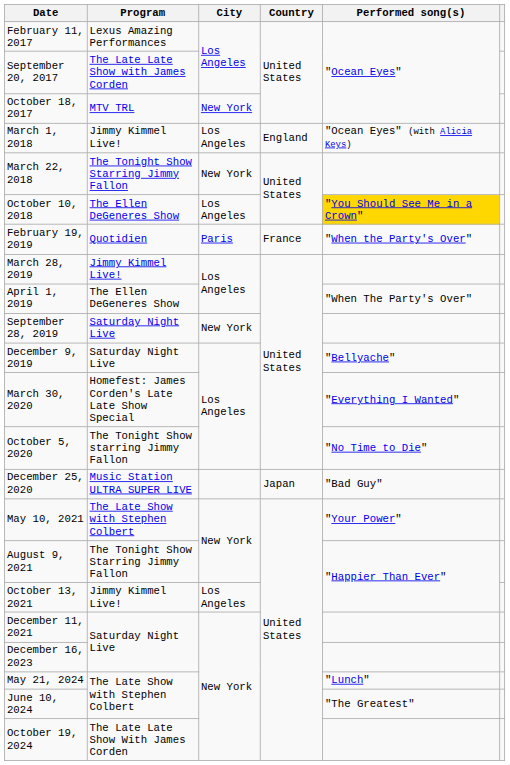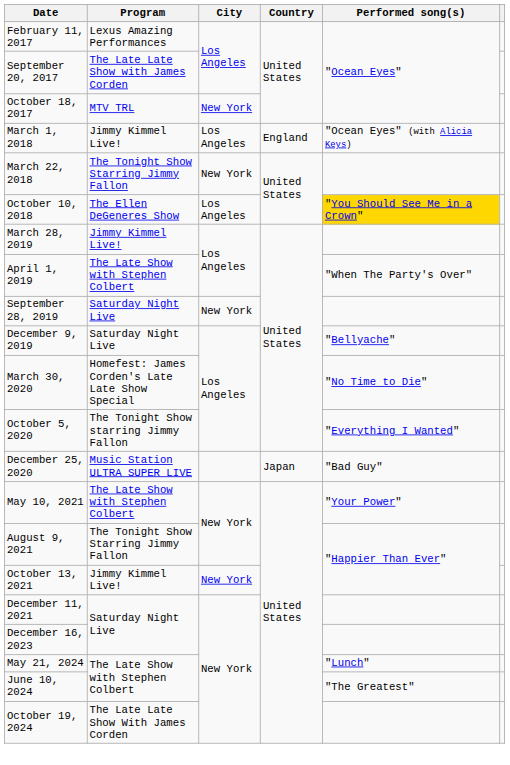- row: (45, 239)
(134, 299) The Ellen DeGeneres Show -> (131, 275) The Late Show with Stephen Colbert
(392, 400) "Everything I Wanted" -> (376, 383) "No Time to Die"
(376, 448) "No Time to Die" -> (392, 431) "Everything I Wanted"
(223, 598) Los Angeles -> (227, 580) New York
